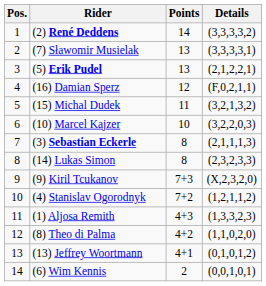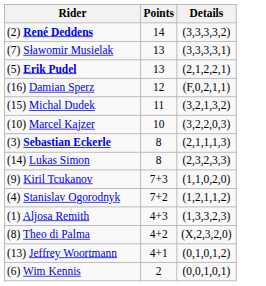- column: (17, 13)
(232, 179) (X,2,3,2,0) -> (206, 179) (1,1,0,2,0)
(232, 234) (1,1,0,2,0) -> (206, 234) (X,2,3,2,0)
